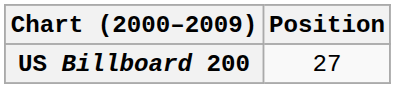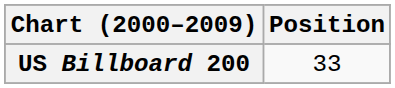(327, 64) 27 -> (327, 64) 33
